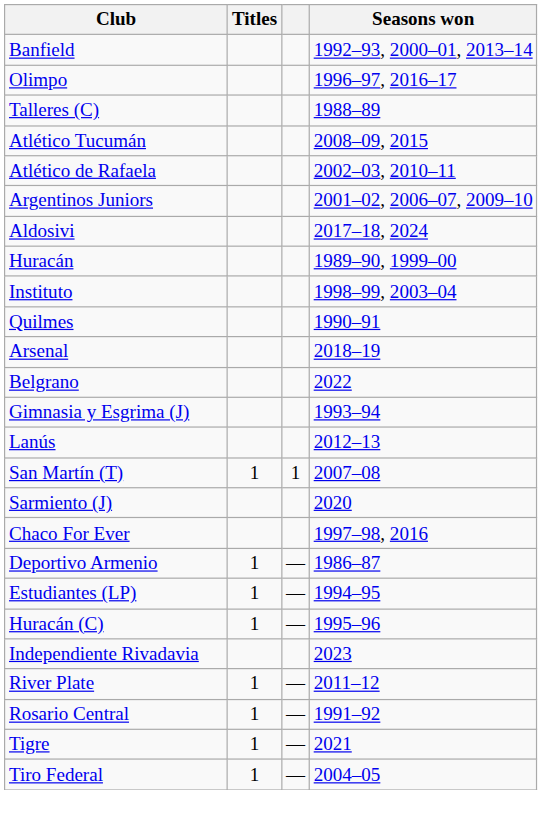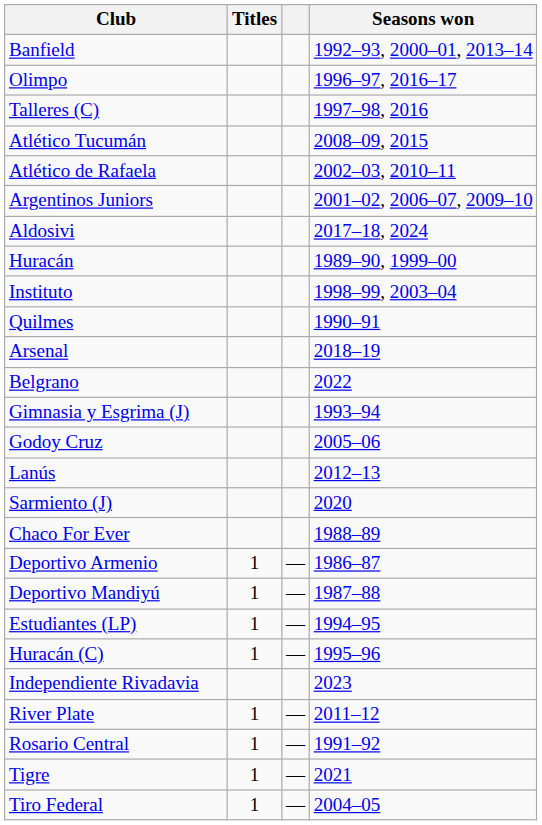(347, 110) 1988–89 -> (371, 110) 1997–98, 2016
+ row: (56, 442)
- row: (66, 472)
(371, 532) 1997–98, 2016 -> (347, 532) 1988–89
+ row: (84, 593)
